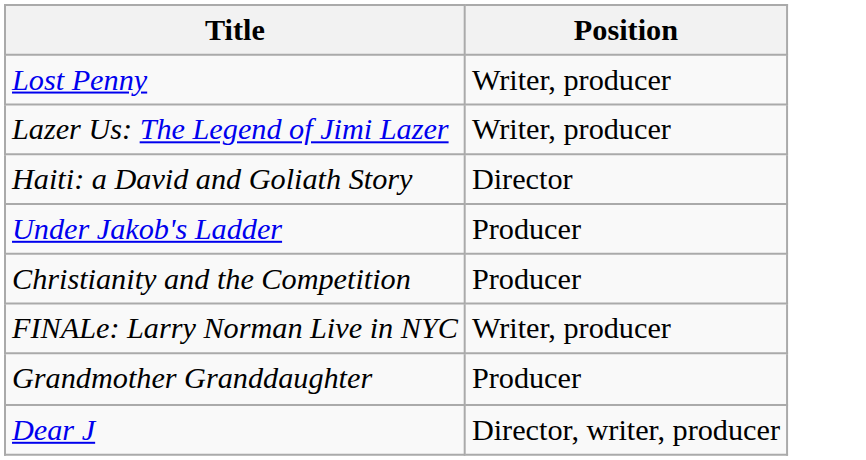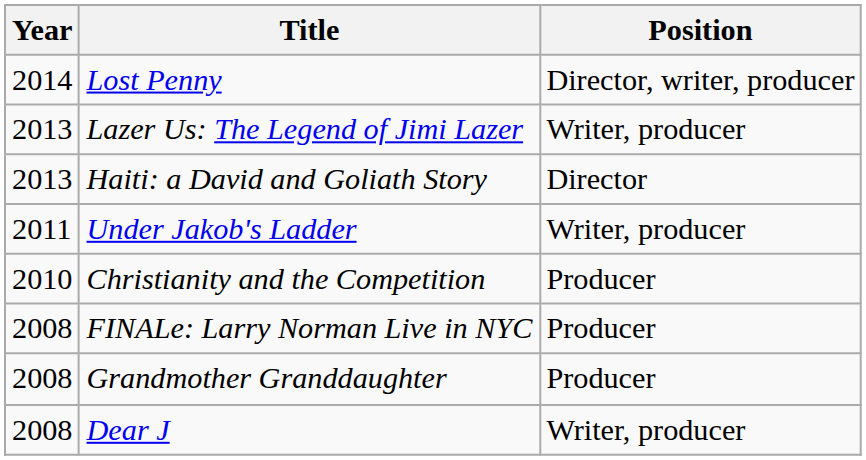+ column: (42, 29)
(571, 79) Writer, producer -> (700, 79) Director, writer, producer
(526, 229) Producer -> (646, 229) Writer, producer
(571, 328) Writer, producer -> (601, 328) Producer
(626, 428) Director, writer, producer -> (646, 428) Writer, producer
